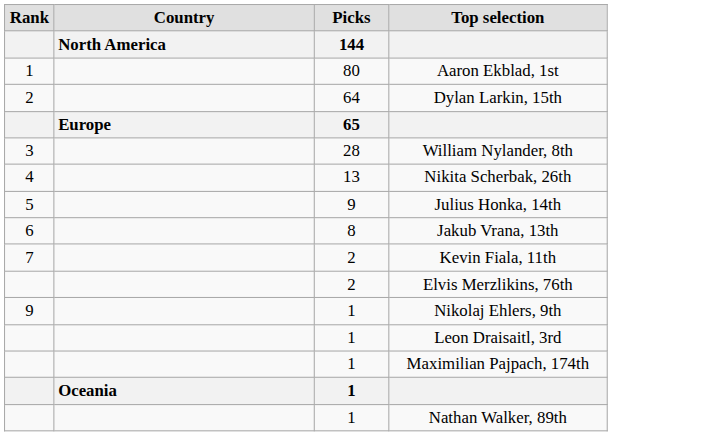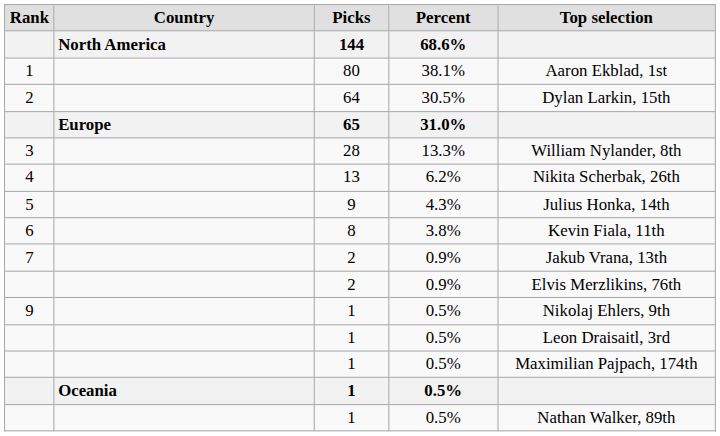+ column: (443, 44)
(498, 230) Jakub Vrana, 13th -> (606, 230) Kevin Fiala, 11th
(498, 257) Kevin Fiala, 11th -> (606, 257) Jakub Vrana, 13th
